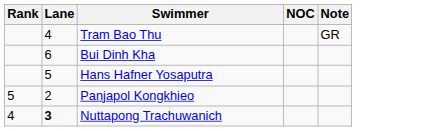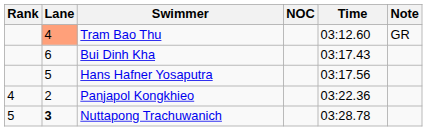+ column: (353, 14)
(48, 34) no background -> (48, 34) lightsalmon background
(11, 95) 5 -> (11, 95) 4
(11, 116) 4 -> (11, 116) 5
